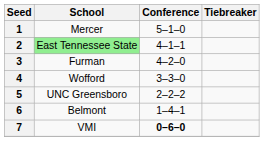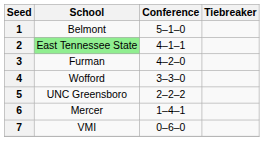(87, 29) Mercer -> (87, 29) Belmont
(87, 111) Belmont -> (87, 111) Mercer
(171, 128) bold -> (171, 128) normal
